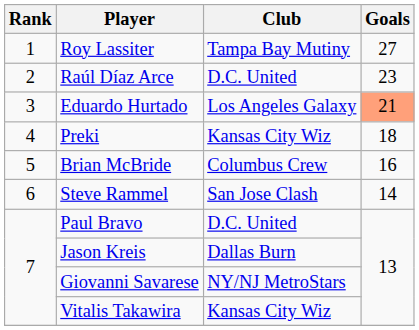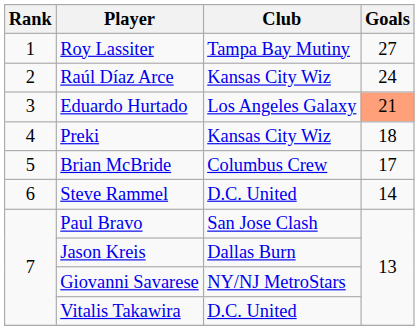(252, 77) D.C. United -> (269, 77) Kansas City Wiz
(387, 77) 23 -> (387, 77) 24
(387, 164) 16 -> (387, 164) 17
(262, 194) San Jose Clash -> (252, 194) D.C. United
(252, 223) D.C. United -> (262, 223) San Jose Clash
(269, 310) Kansas City Wiz -> (252, 310) D.C. United
